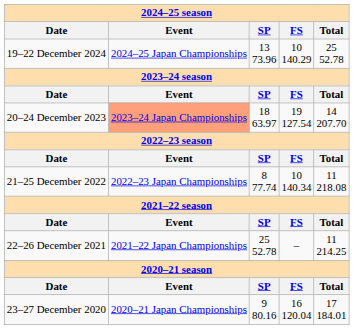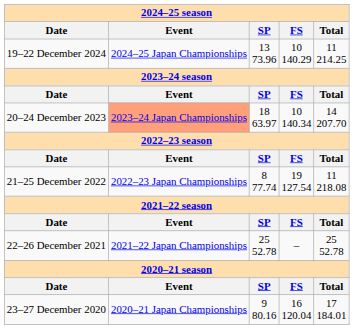(331, 53) 25 52.78 -> (331, 53) 11 214.25
(296, 117) 19 127.54 -> (296, 117) 10 140.34
(296, 181) 10 140.34 -> (296, 181) 19 127.54
(331, 245) 11 214.25 -> (331, 245) 25 52.78
